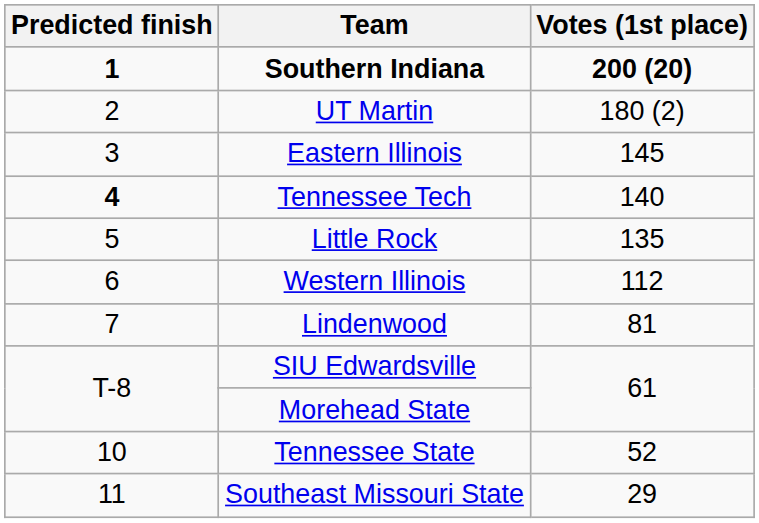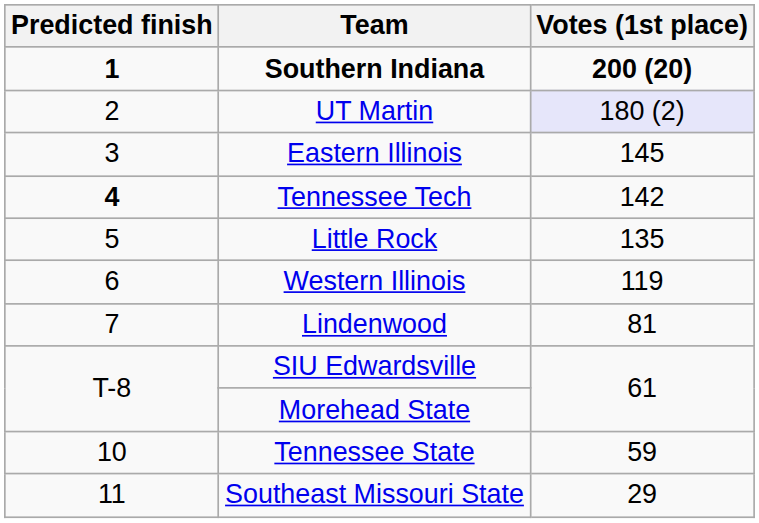(642, 111) no background -> (642, 111) lavender background
(642, 196) 140 -> (642, 196) 142
(642, 281) 112 -> (642, 281) 119
(642, 452) 52 -> (642, 452) 59
